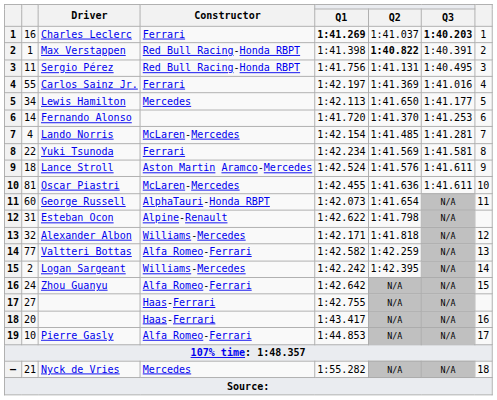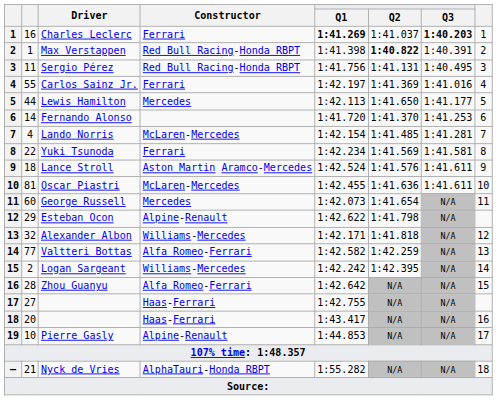(30, 102) 34 -> (30, 102) 44
(206, 202) AlphaTauri-Honda RBPT -> (167, 202) Mercedes
(30, 219) 31 -> (30, 219) 29
(30, 286) 24 -> (30, 286) 28
(197, 336) Alfa Romeo-Ferrari -> (185, 336) Alpine-Renault
(167, 370) Mercedes -> (206, 370) AlphaTauri-Honda RBPT
